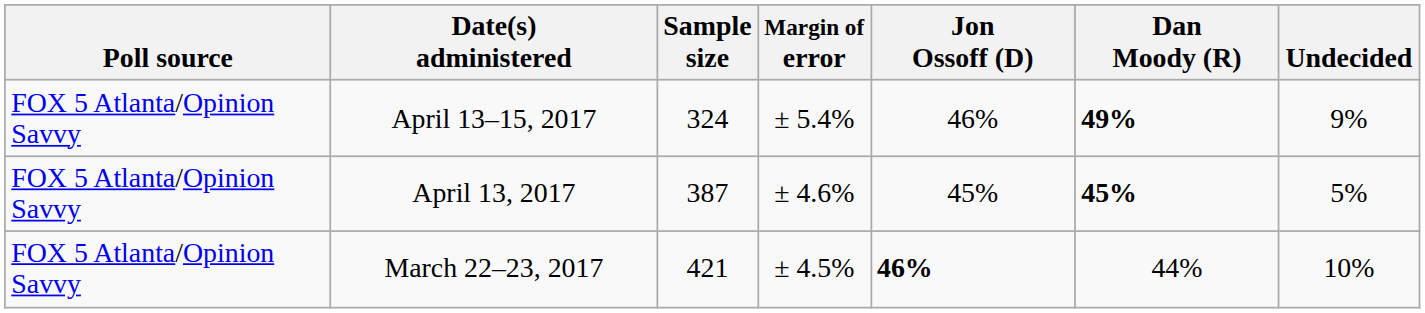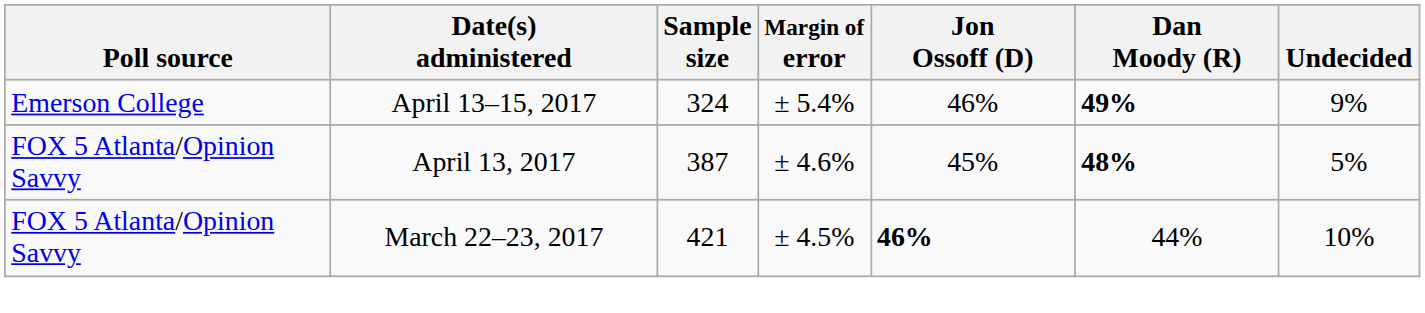(143, 117) FOX 5 Atlanta/Opinion Savvy -> (108, 102) Emerson College
(1109, 193) 45% -> (1109, 161) 48%
